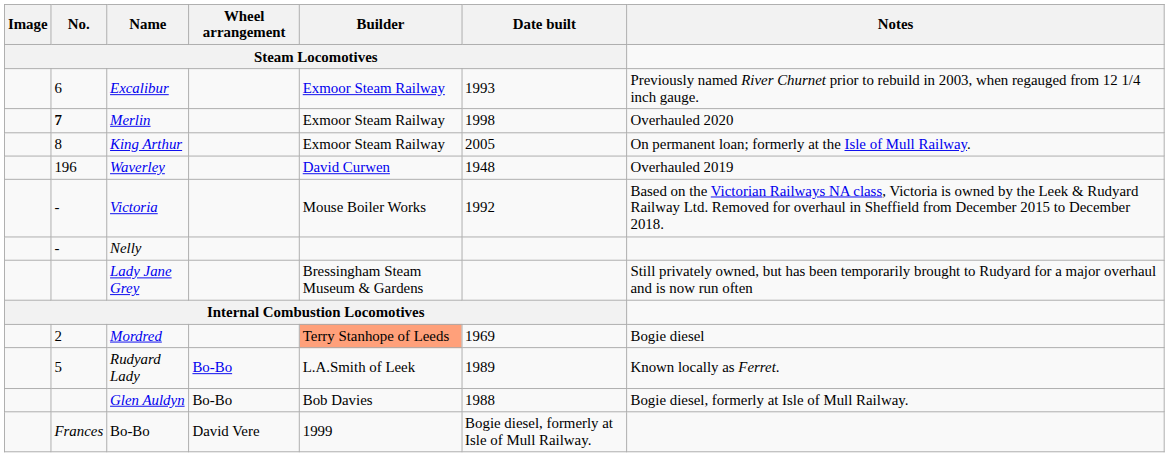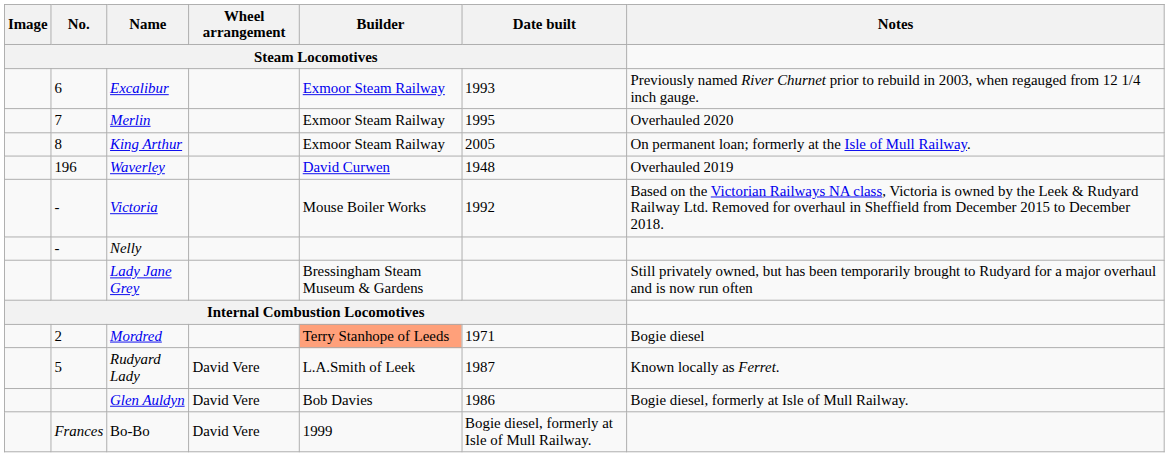(58, 120) bold -> (58, 120) normal
(480, 120) 1998 -> (480, 120) 1995
(480, 335) 1969 -> (480, 335) 1971
(212, 367) Bo-Bo -> (226, 367) David Vere
(480, 367) 1989 -> (480, 367) 1987
(212, 399) Bo-Bo -> (226, 399) David Vere
(480, 399) 1988 -> (480, 399) 1986
